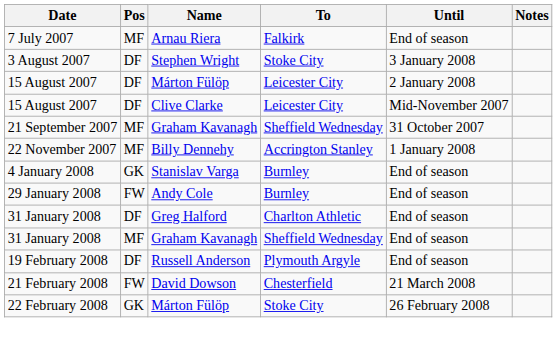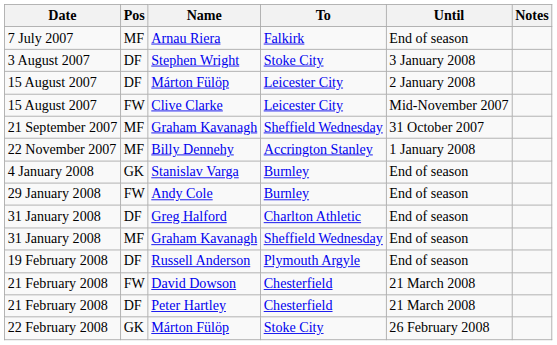(133, 104) DF -> (134, 104) FW
+ row: (58, 305)
